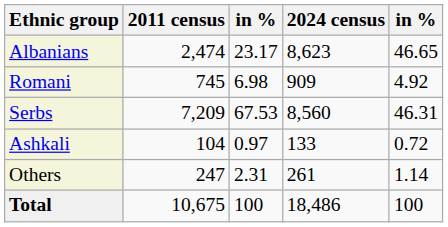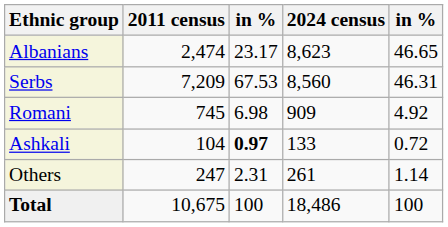rows swapped: (31, 112) <-> (40, 81)
(251, 143) normal -> (251, 143) bold
